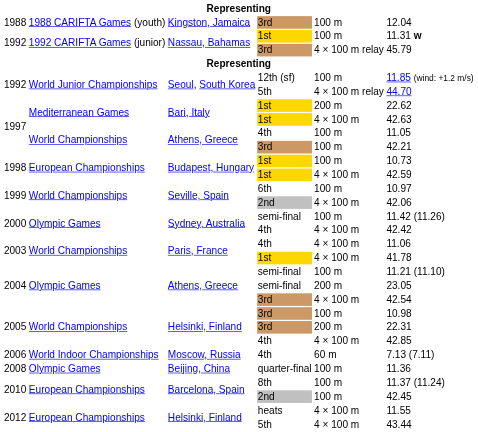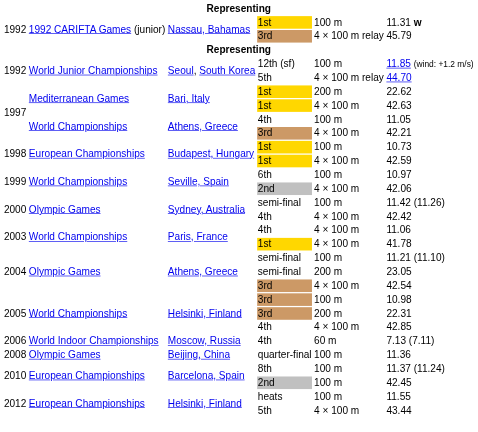- row: (15, 22)
(328, 147) 100 m -> (337, 133) 4 × 100 m
(337, 410) 4 × 100 m -> (328, 396) 100 m
